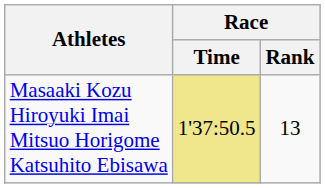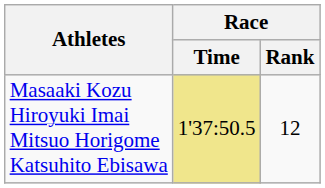(290, 128) 13 -> (290, 128) 12
